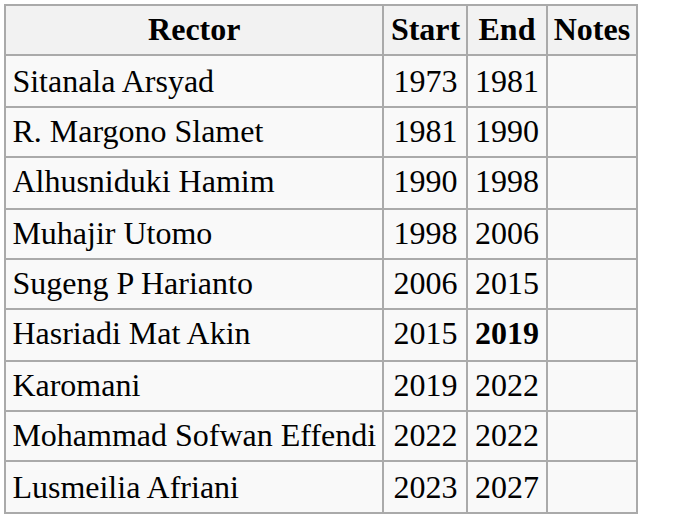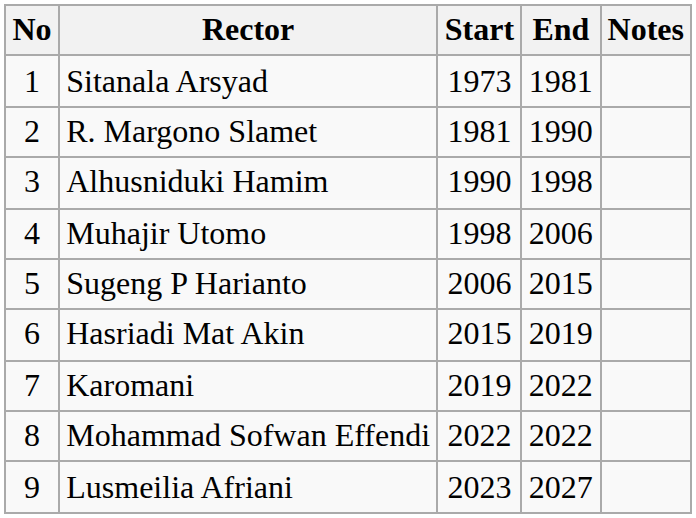+ column: (32, 29)
(507, 334) bold -> (561, 334) normal
